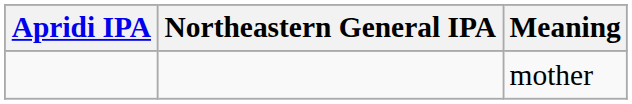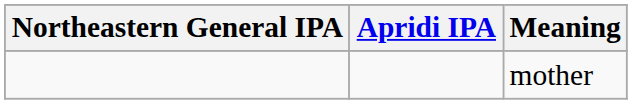columns swapped: (330, 27) <-> (81, 27)
